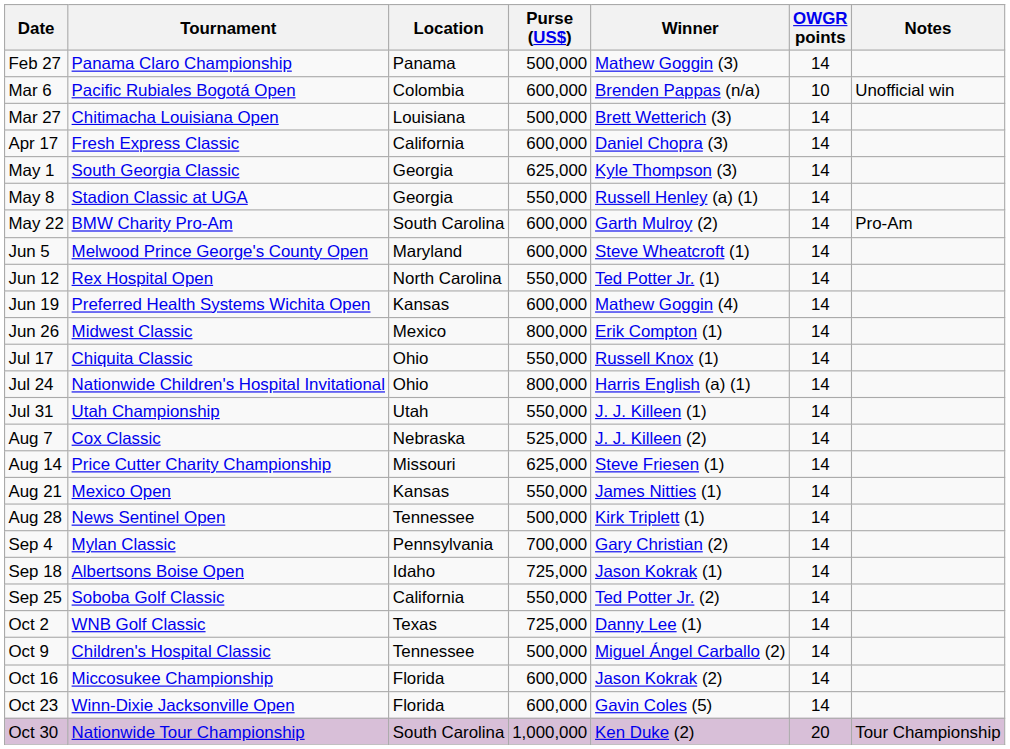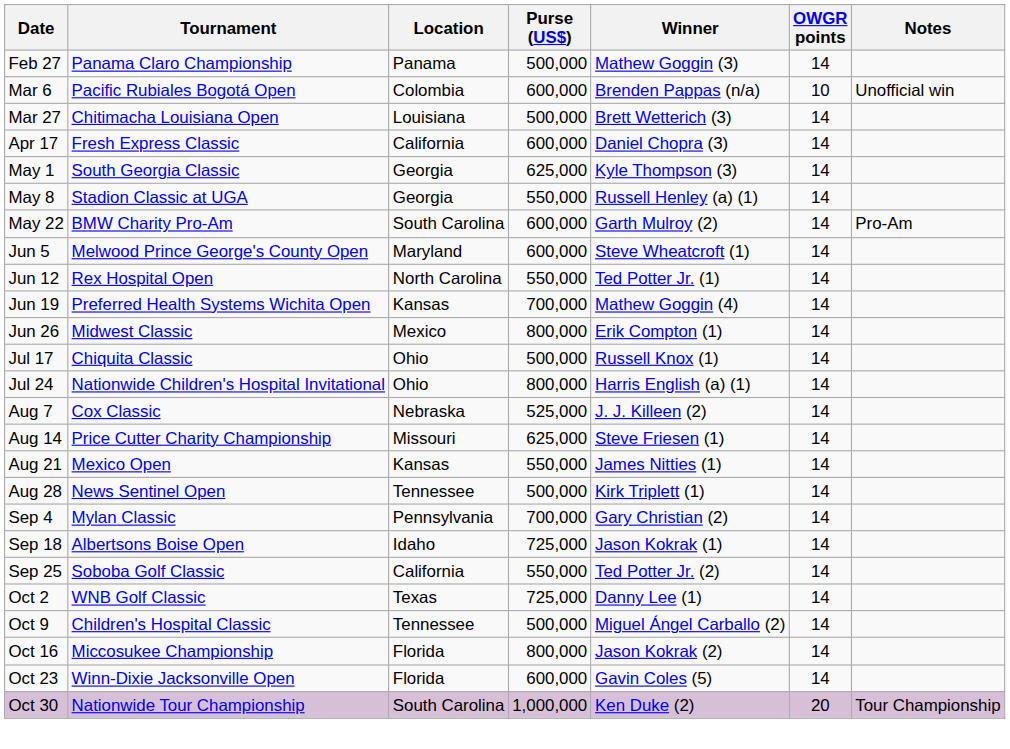(557, 304) 600,000 -> (557, 304) 700,000
(557, 357) 550,000 -> (557, 357) 500,000
- row: (31, 411)
(557, 678) 600,000 -> (557, 651) 800,000
